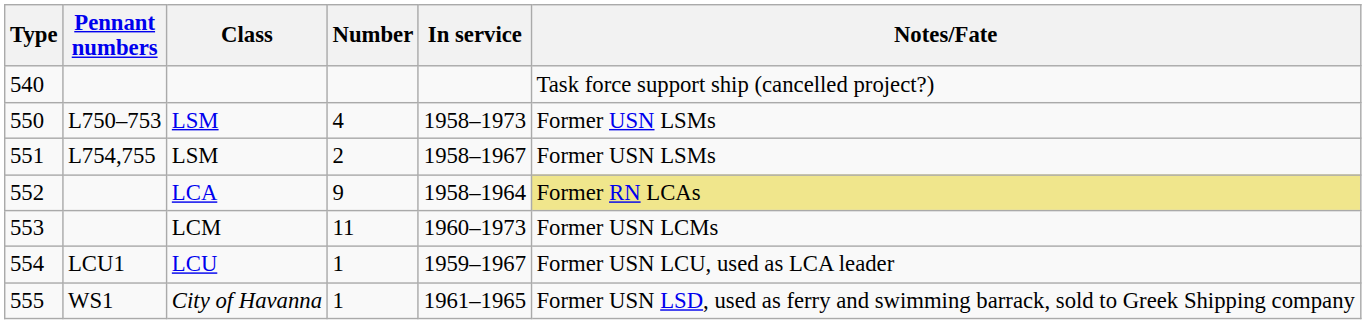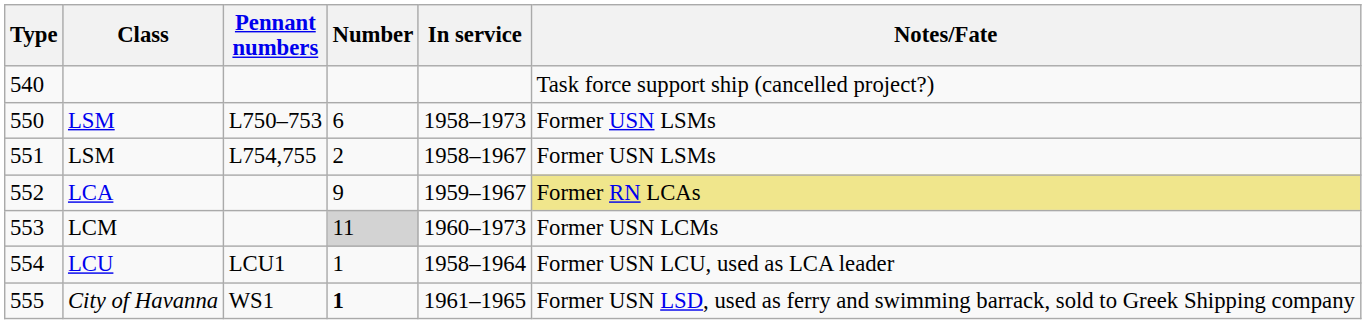columns swapped: (247, 35) <-> (115, 35)
(338, 120) 4 -> (338, 120) 6
(475, 192) 1958–1964 -> (475, 192) 1959–1967
(343, 228) no background -> (343, 228) lightgrey background
(475, 264) 1959–1967 -> (475, 264) 1958–1964
(338, 300) normal -> (338, 300) bold
